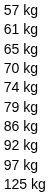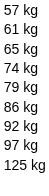- row: (21, 68)
